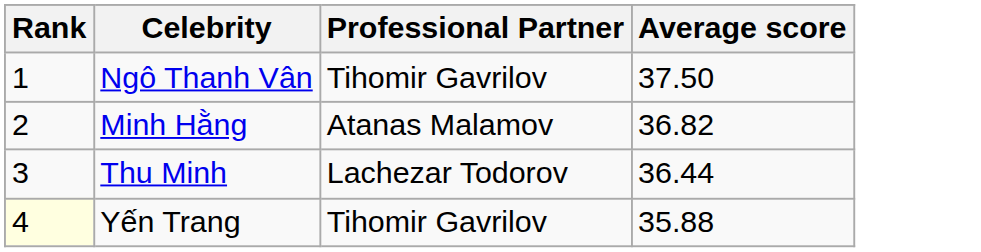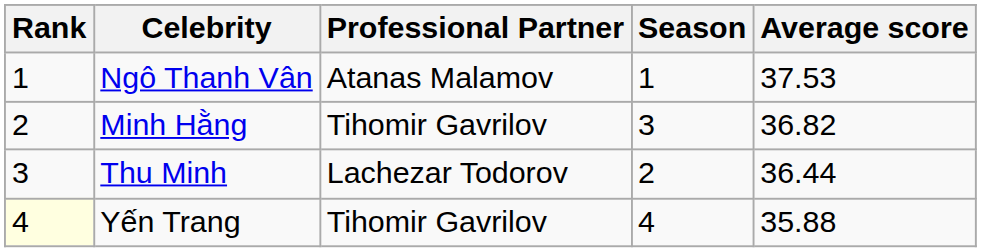+ column: (692, 28)
(437, 76) Tihomir Gavrilov -> (440, 76) Atanas Malamov
(676, 76) 37.50 -> (798, 76) 37.53
(440, 125) Atanas Malamov -> (437, 125) Tihomir Gavrilov
